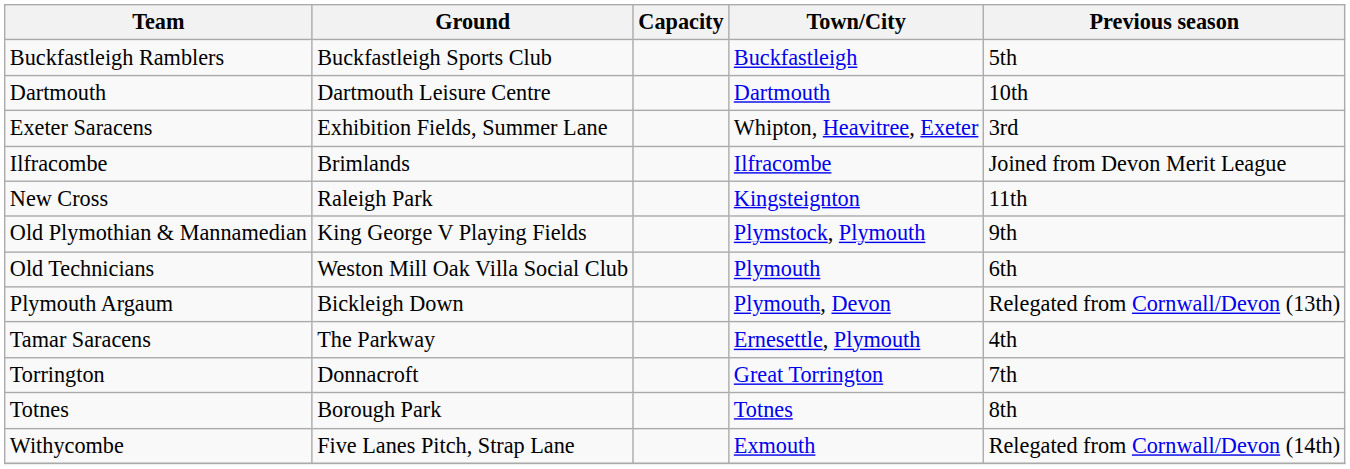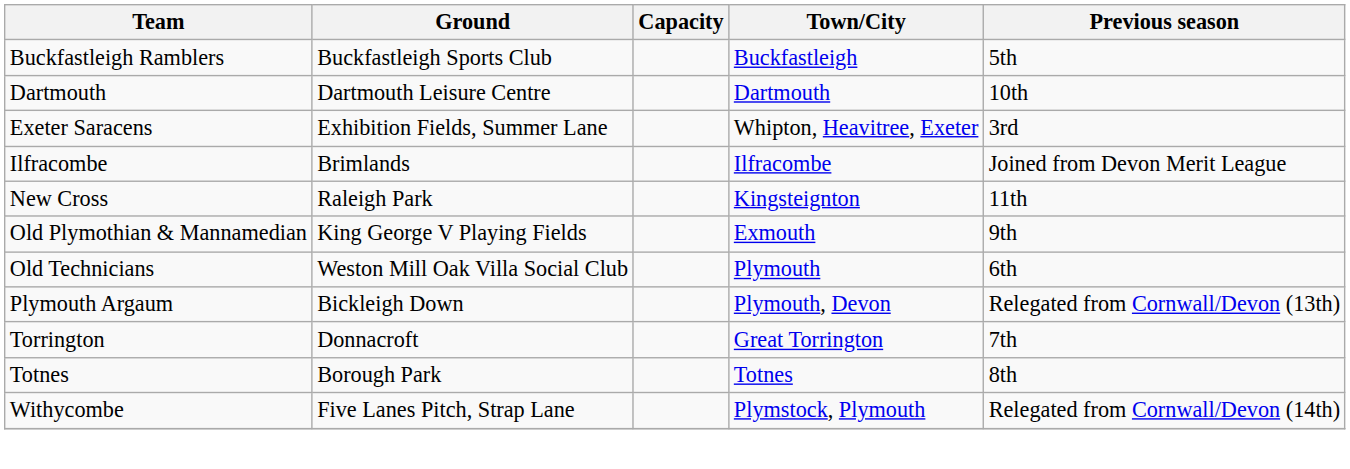(830, 233) Plymstock, Plymouth -> (775, 233) Exmouth
- row: (80, 339)
(775, 445) Exmouth -> (830, 410) Plymstock, Plymouth
